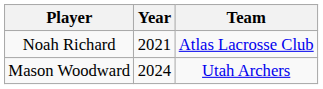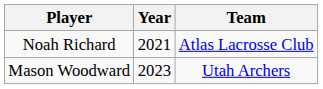(154, 70) 2024 -> (154, 70) 2023
